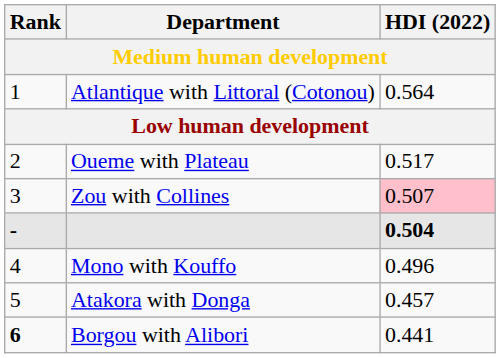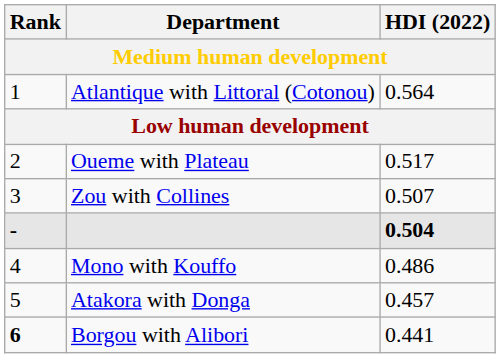(410, 195) pink background -> (410, 195) no background
(410, 265) 0.496 -> (410, 265) 0.486
